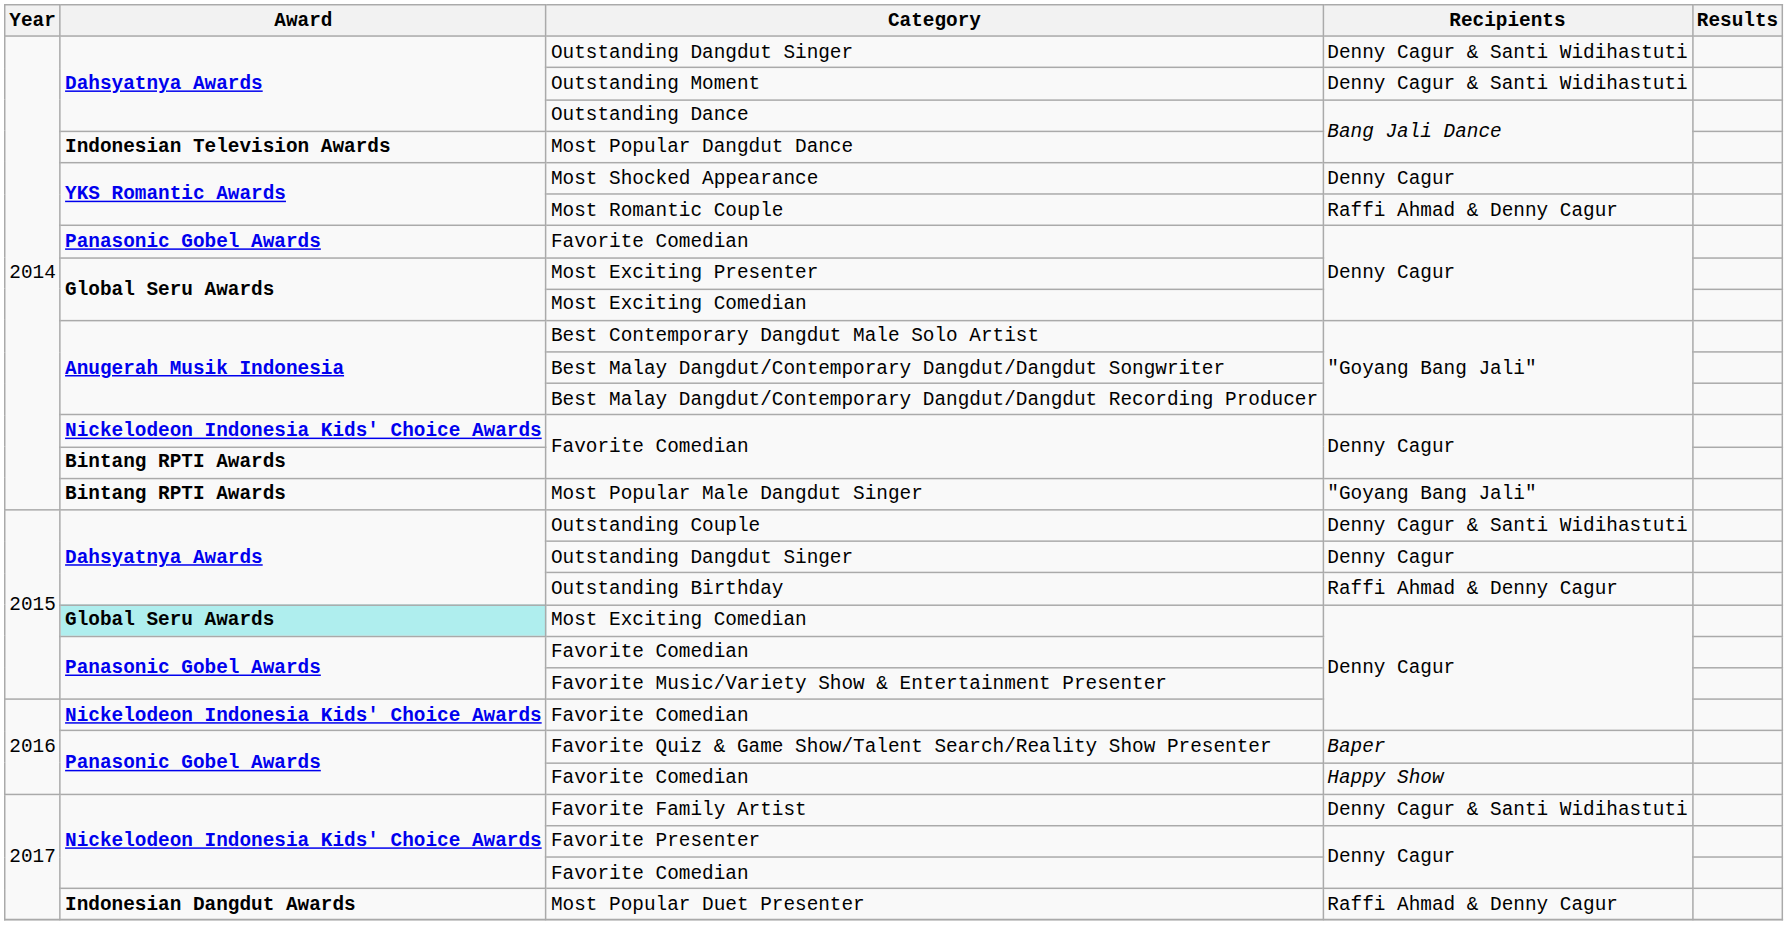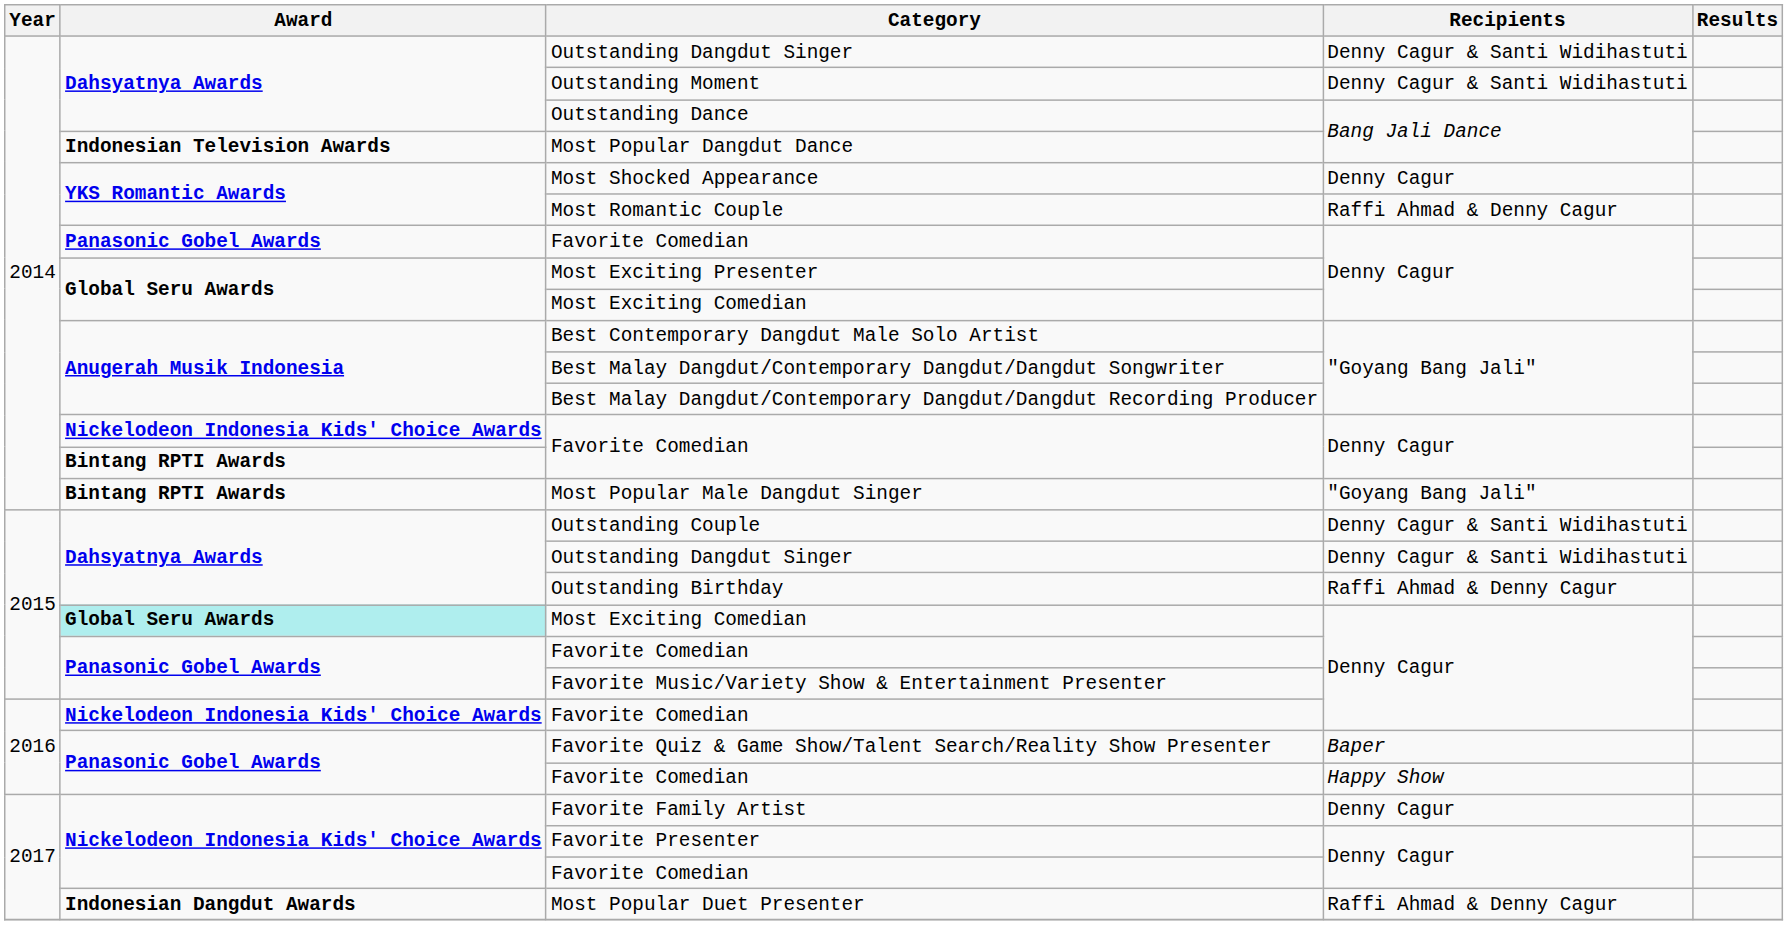(1391, 557) Denny Cagur -> (1507, 557) Denny Cagur & Santi Widihastuti
(1507, 810) Denny Cagur & Santi Widihastuti -> (1391, 810) Denny Cagur
